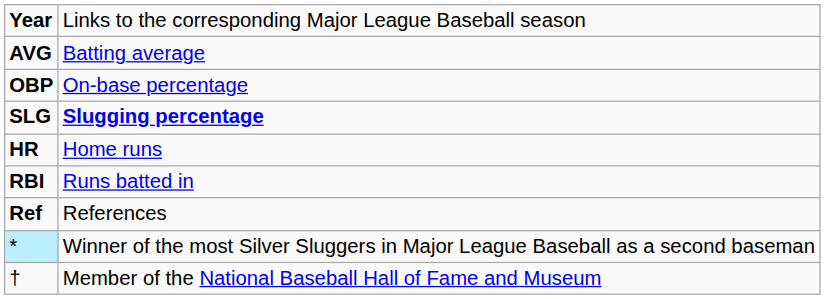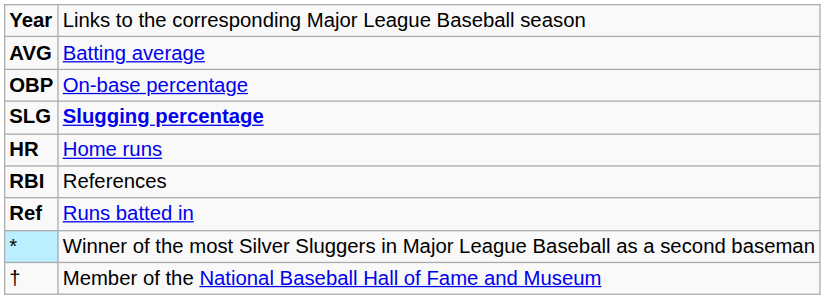(128, 181) Runs batted in -> (115, 181) References
(115, 213) References -> (128, 213) Runs batted in
